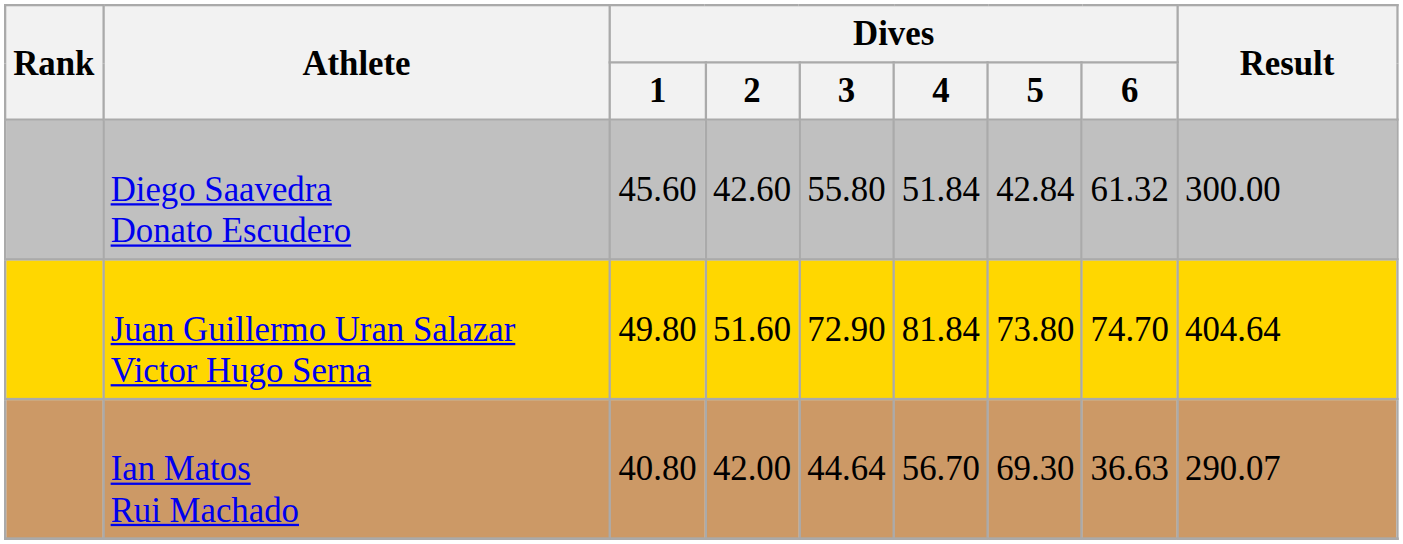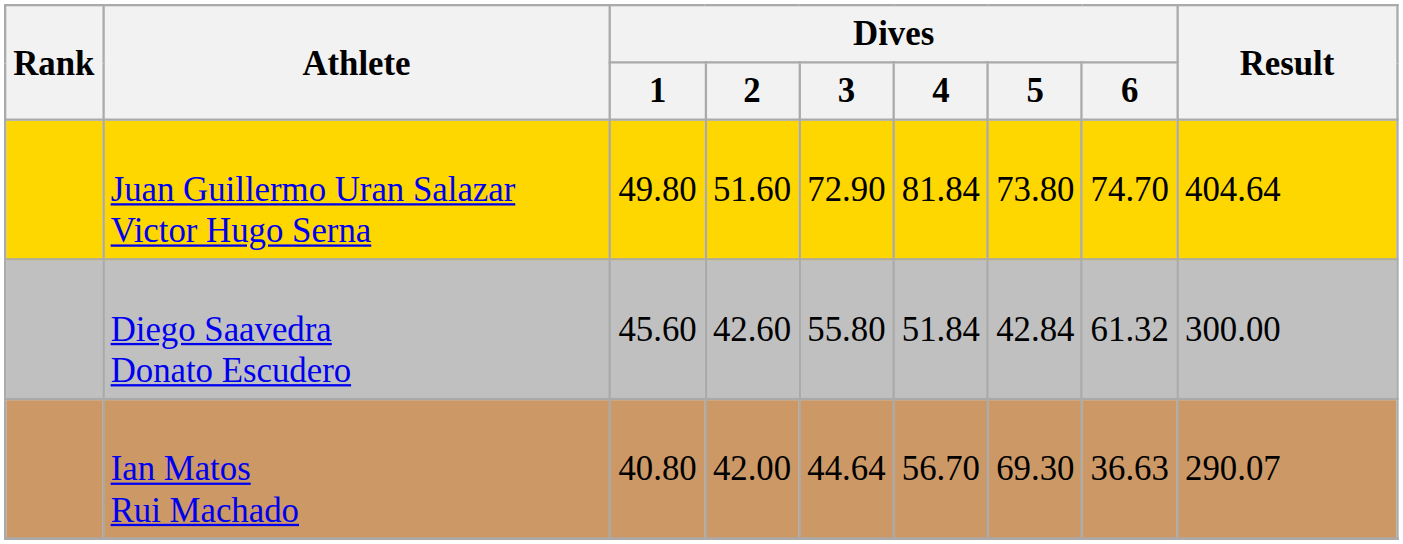rows swapped: (313, 349) <-> (231, 210)
